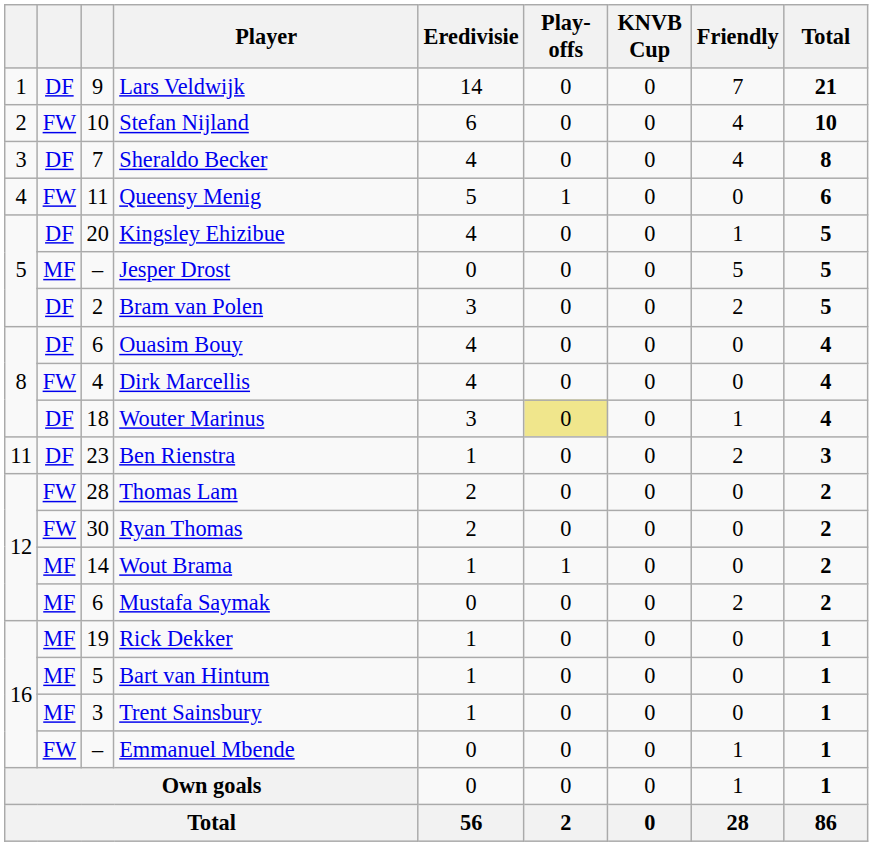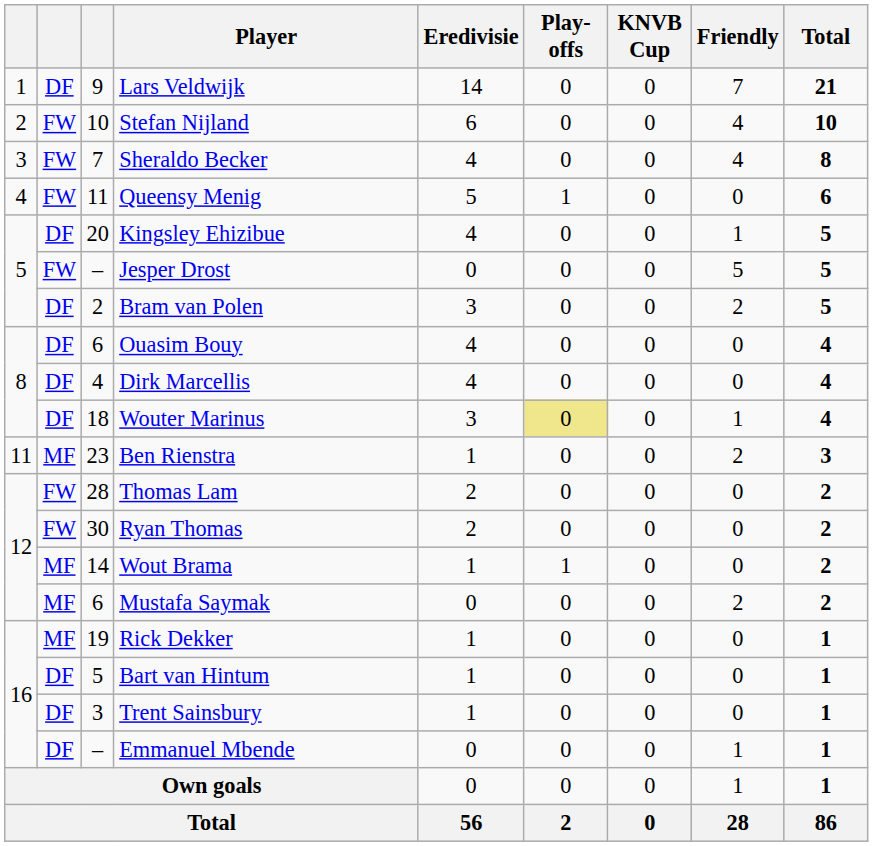(59, 160) DF -> (59, 160) FW
(59, 270) MF -> (59, 270) FW
(59, 381) FW -> (59, 381) DF
(59, 454) DF -> (59, 454) MF
(59, 675) MF -> (59, 675) DF
(59, 712) MF -> (59, 712) DF
(59, 749) FW -> (59, 749) DF
